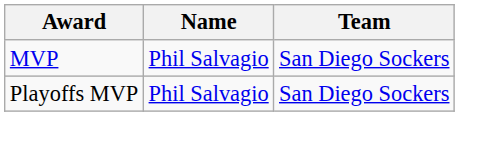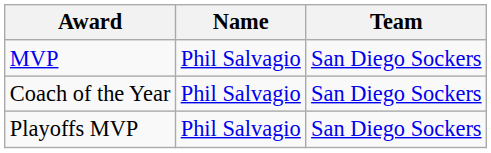+ row: (90, 93)
